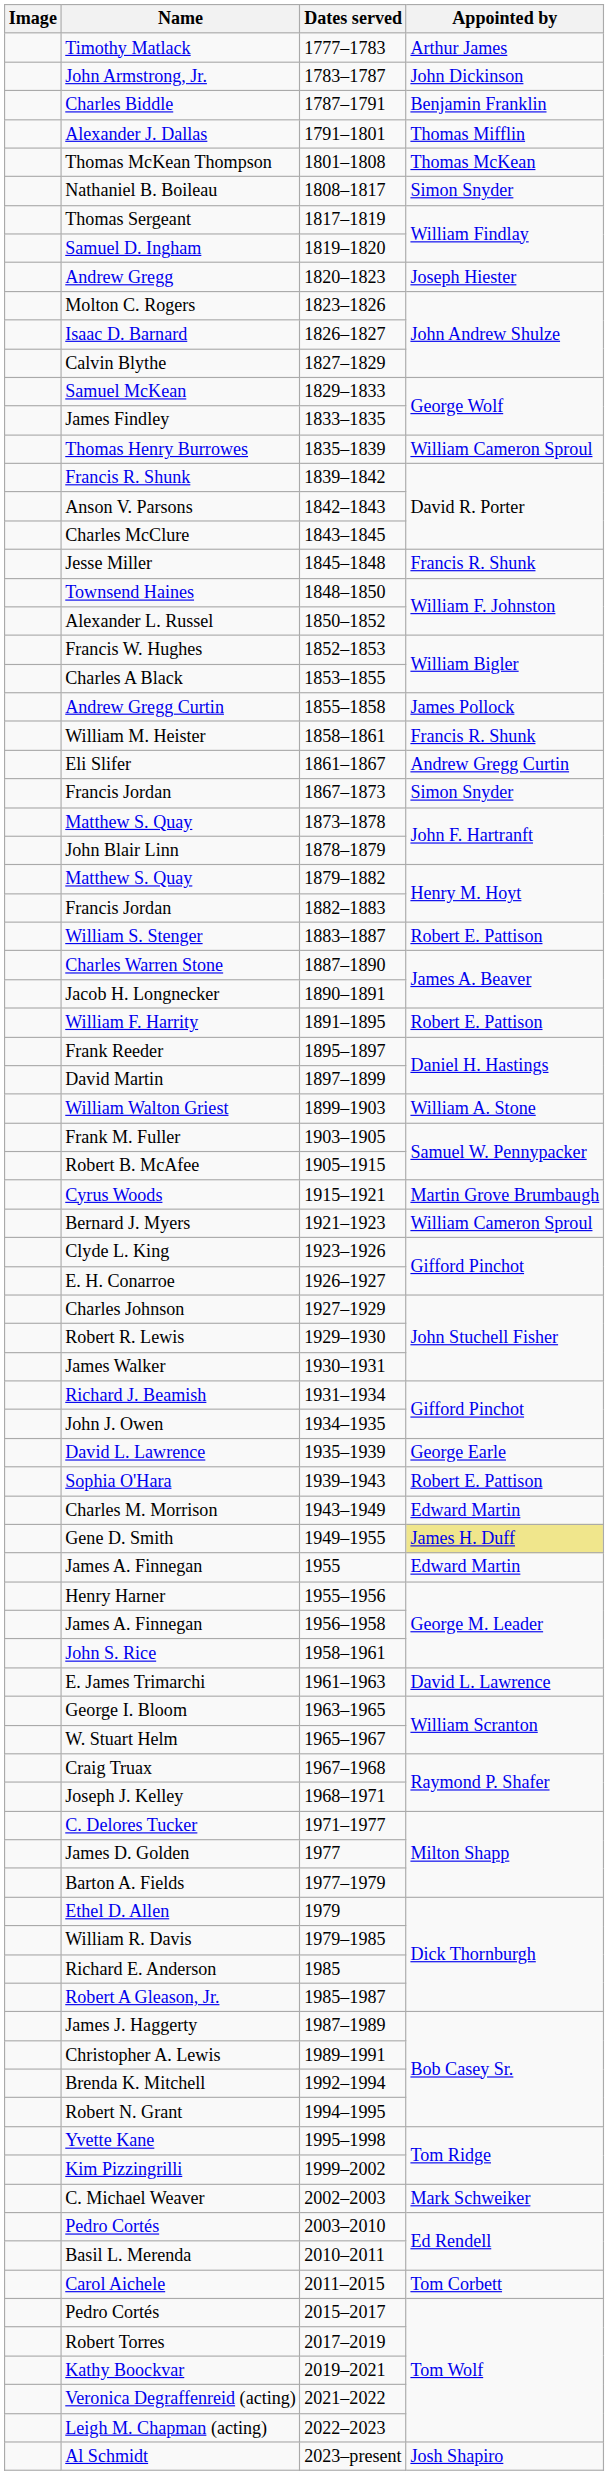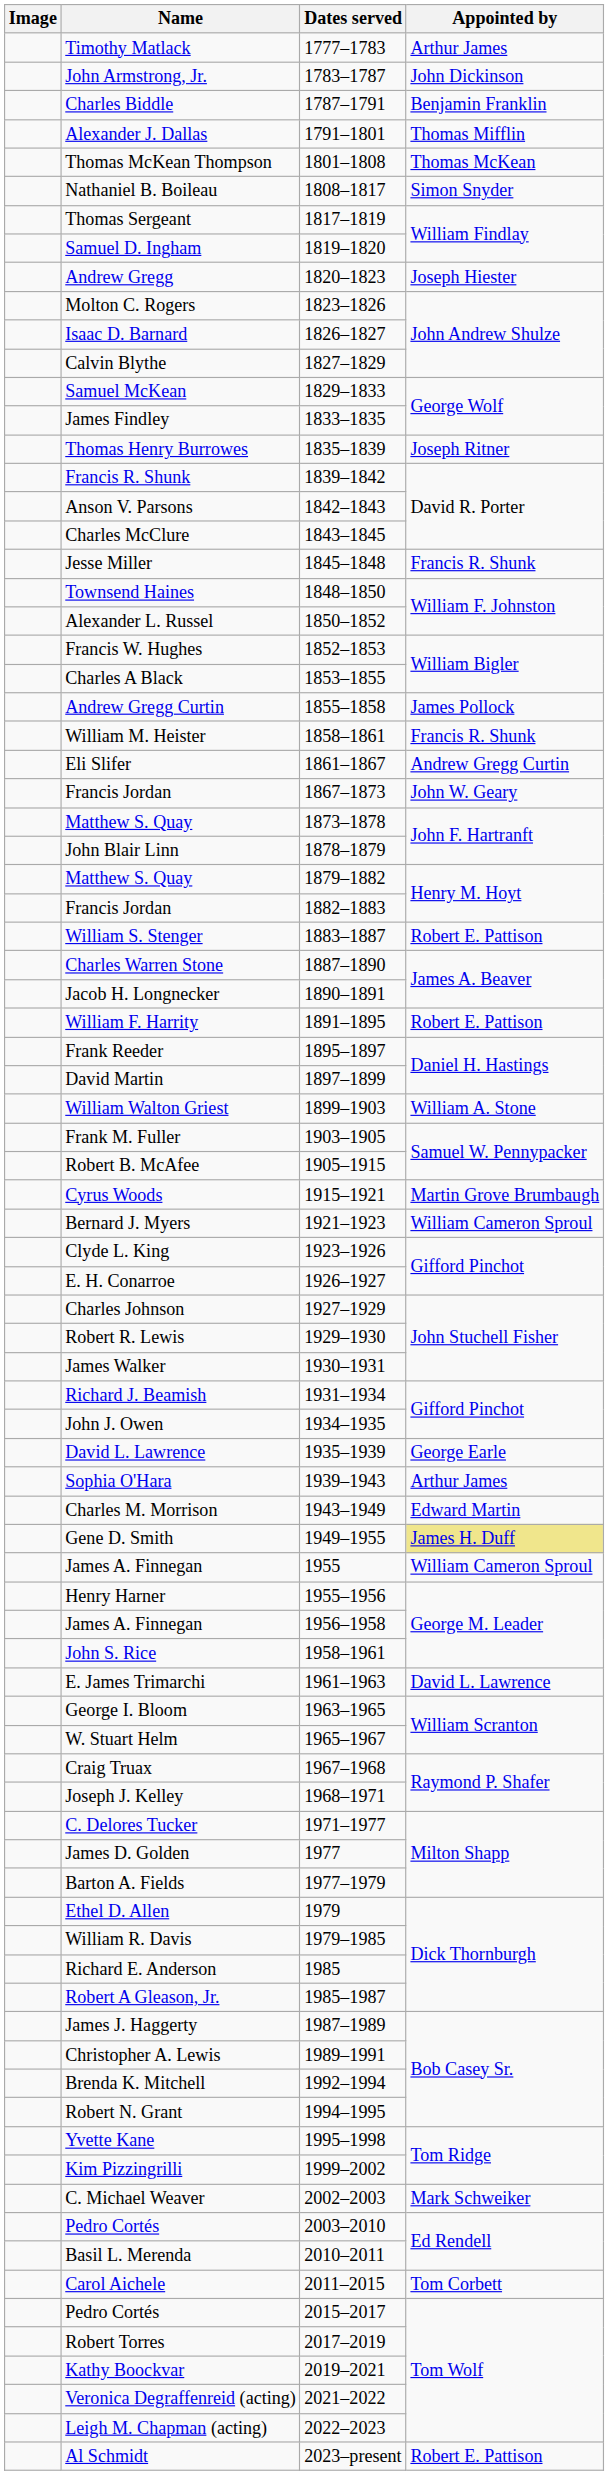(501, 448) William Cameron Sproul -> (460, 448) Joseph Ritner
(462, 793) Simon Snyder -> (464, 793) John W. Geary
(476, 1481) Robert E. Pattison -> (459, 1481) Arthur James
(465, 1567) Edward Martin -> (501, 1567) William Cameron Sproul
(457, 2456) Josh Shapiro -> (476, 2456) Robert E. Pattison
